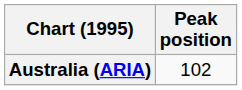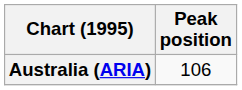(196, 69) 102 -> (196, 69) 106
